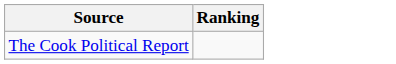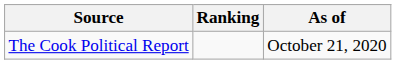+ column: (327, 18)
